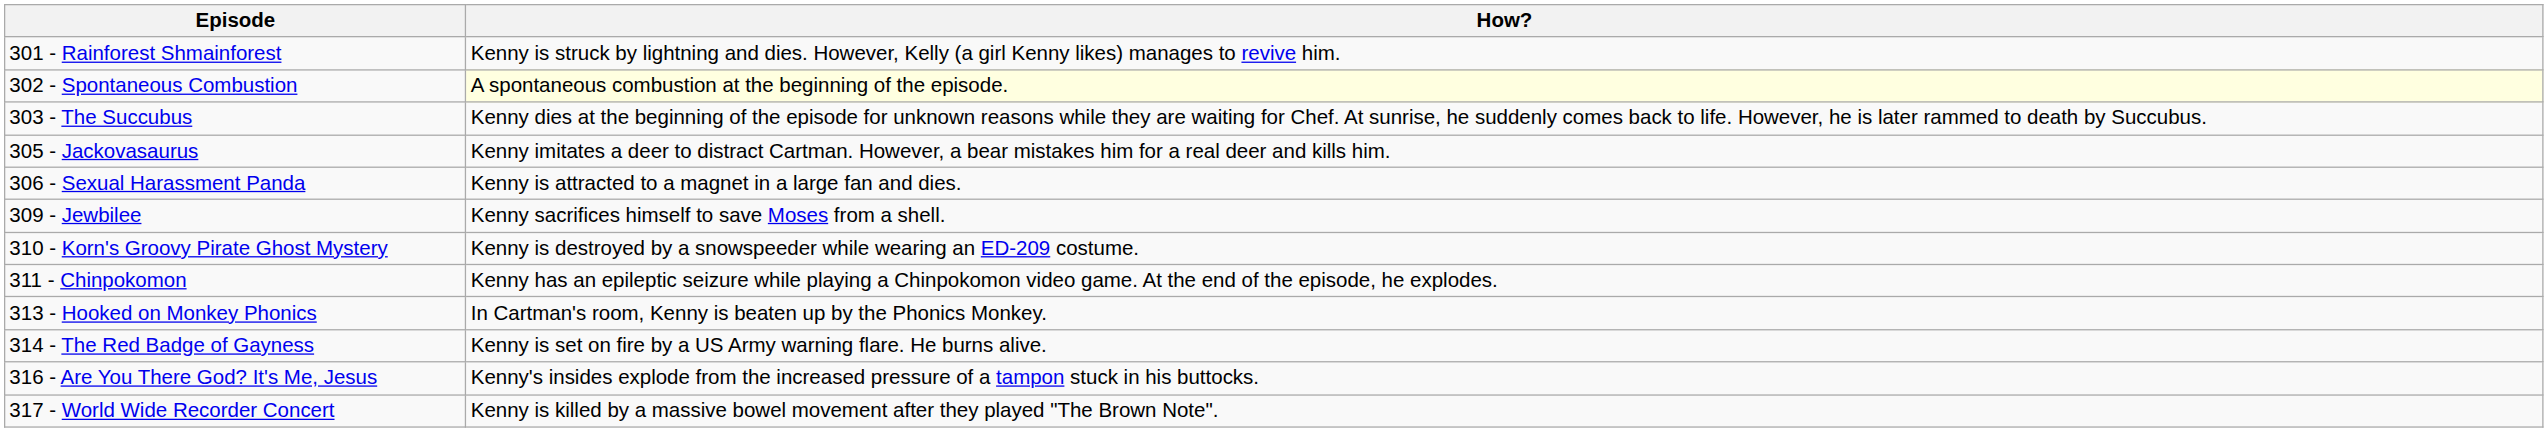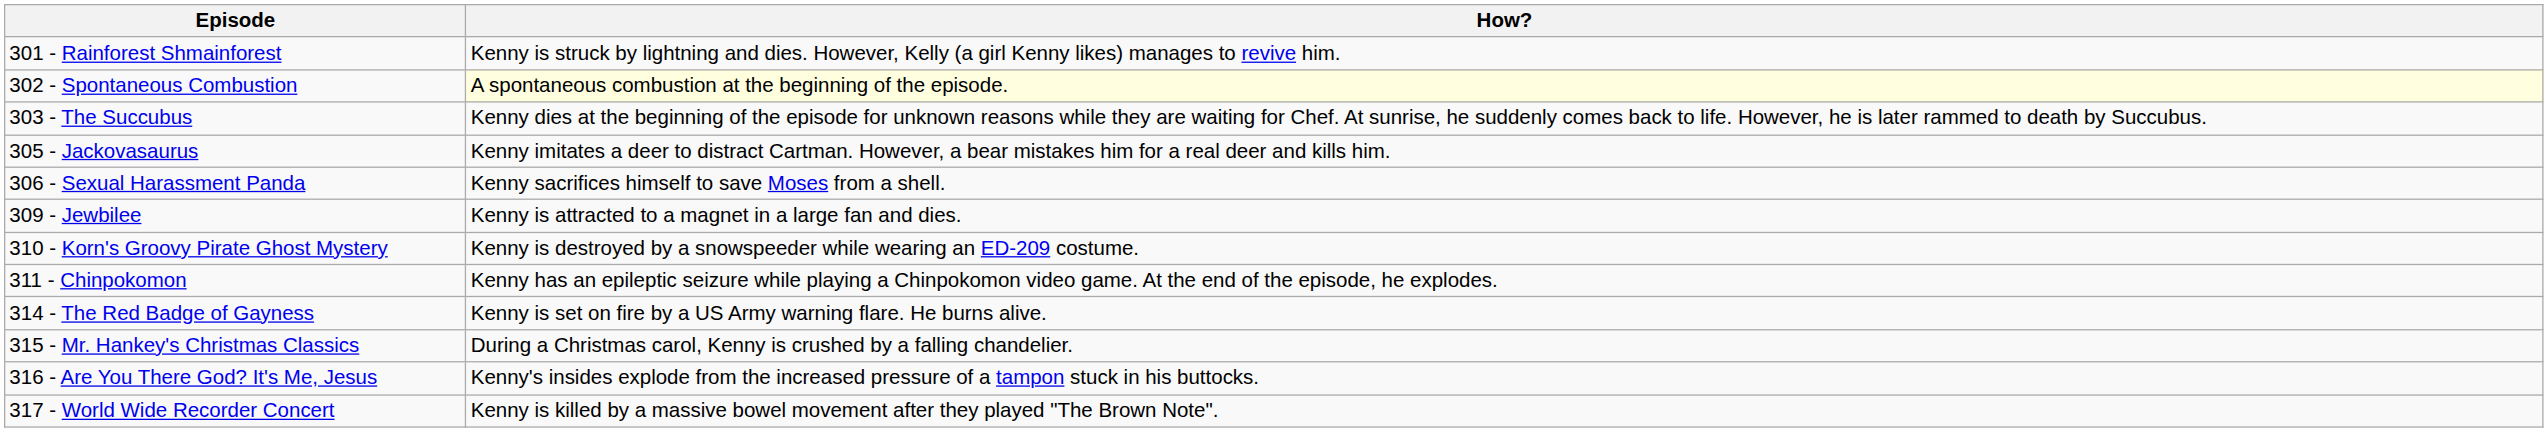(716, 183) Kenny is attracted to a magnet in a large fan and dies. -> (708, 183) Kenny sacrifices himself to save Moses from a shell.
(708, 215) Kenny sacrifices himself to save Moses from a shell. -> (716, 215) Kenny is attracted to a magnet in a large fan and dies.
- row: (163, 313)
+ row: (184, 345)
